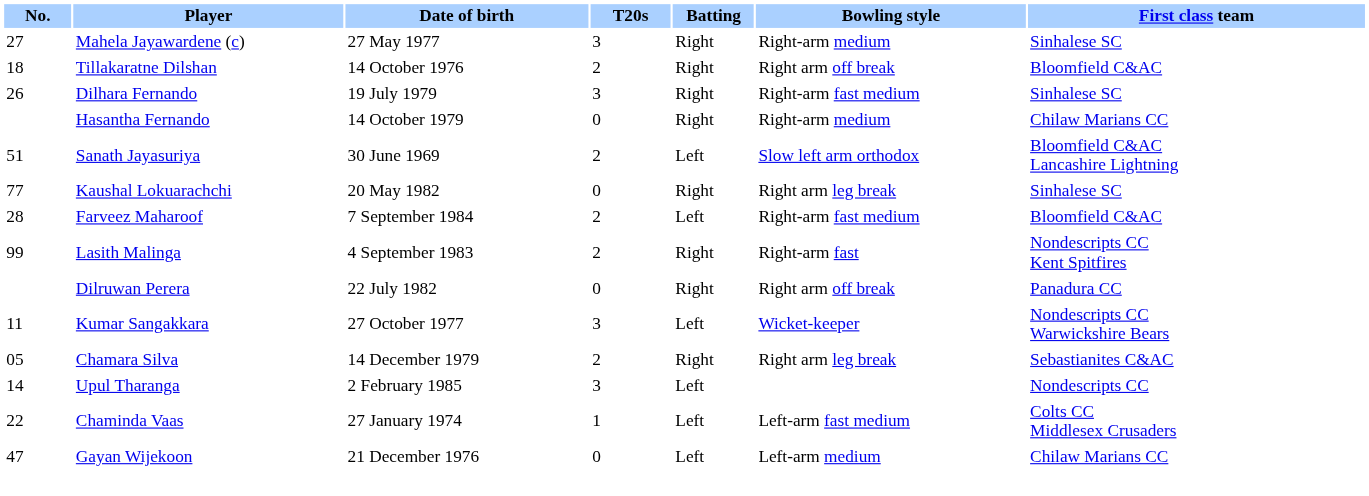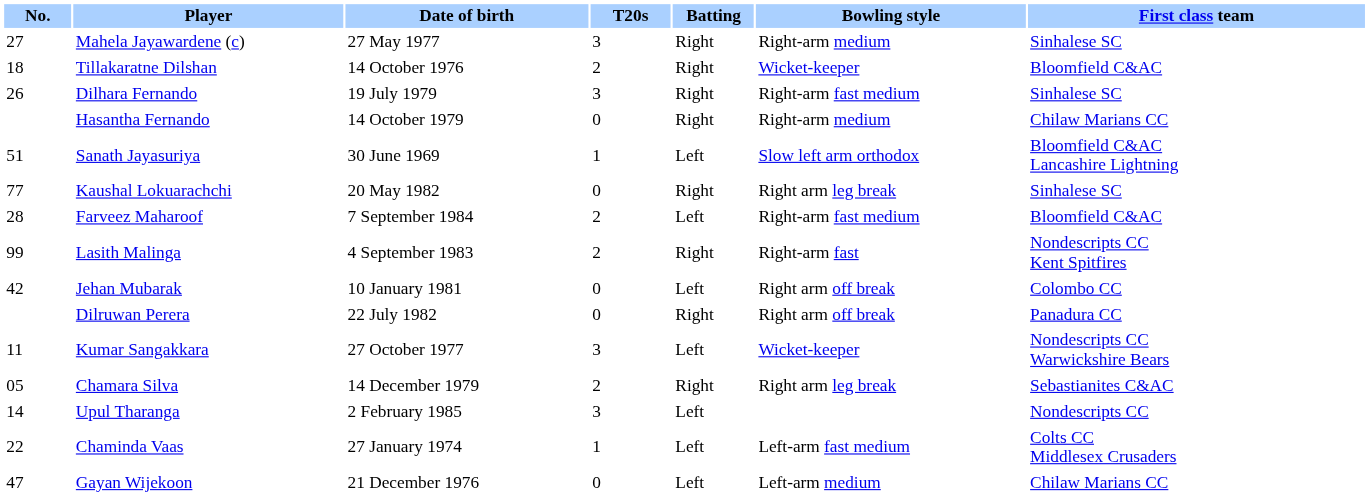(827, 67) Right arm off break -> (809, 67) Wicket-keeper
(597, 155) 2 -> (597, 155) 1
+ row: (129, 288)
